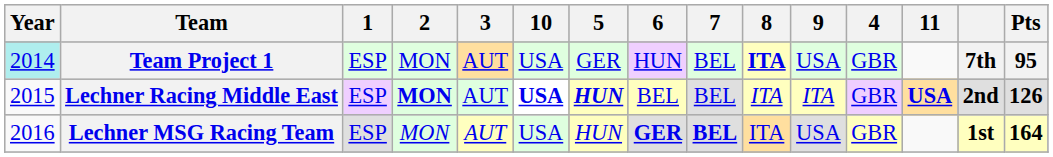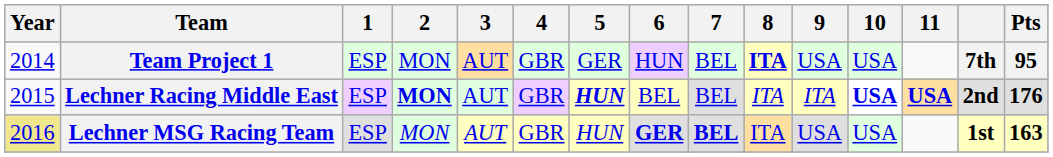columns swapped: (874, 23) <-> (541, 23)
(32, 60) paleturquoise background -> (32, 60) no background
(1026, 96) 126 -> (1026, 96) 176
(32, 133) no background -> (32, 133) khaki background
(1026, 133) 164 -> (1026, 133) 163
